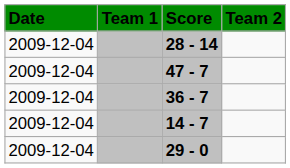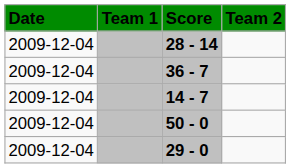- row: (187, 71)
+ row: (187, 124)
